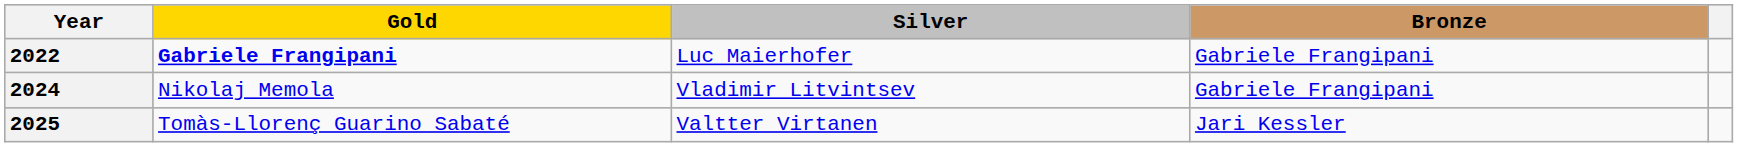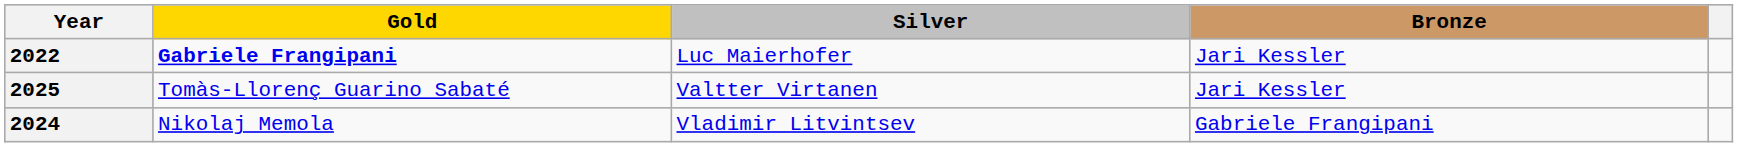(1314, 56) Gabriele Frangipani -> (1270, 56) Jari Kessler
rows swapped: (35, 90) <-> (35, 124)
